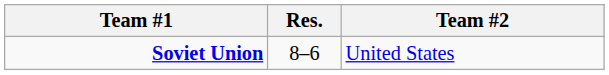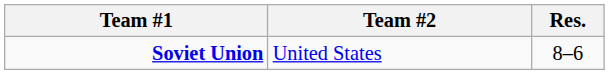columns swapped: (304, 20) <-> (473, 20)
